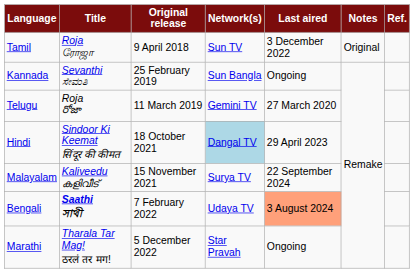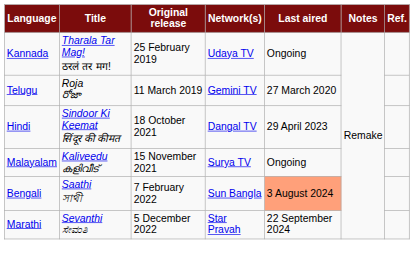- row: (19, 47)
(82, 76) Sevanthi ಸೇವಂತಿ -> (88, 53) Tharala Tar Mag! ठरलं तर मग!
(235, 76) Sun Bangla -> (231, 53) Udaya TV
(232, 142) lightblue background -> (232, 127) no background
(300, 177) 22 September 2024 -> (287, 162) Ongoing
(77, 207) bold -> (77, 192) normal
(231, 208) Udaya TV -> (235, 193) Sun Bangla
(88, 246) Tharala Tar Mag! ठरलं तर मग! -> (82, 224) Sevanthi ಸೇವಂತಿ
(287, 247) Ongoing -> (300, 224) 22 September 2024
